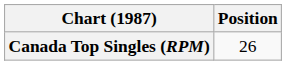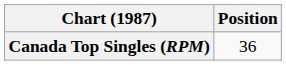(248, 45) 26 -> (248, 45) 36
